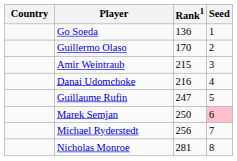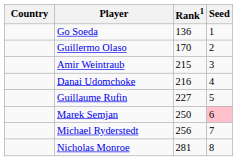(183, 98) 247 -> (183, 98) 227
